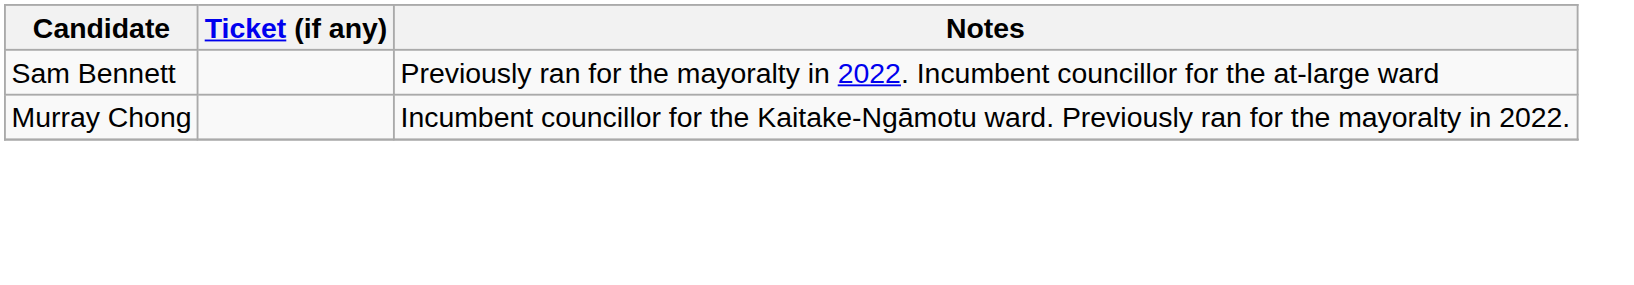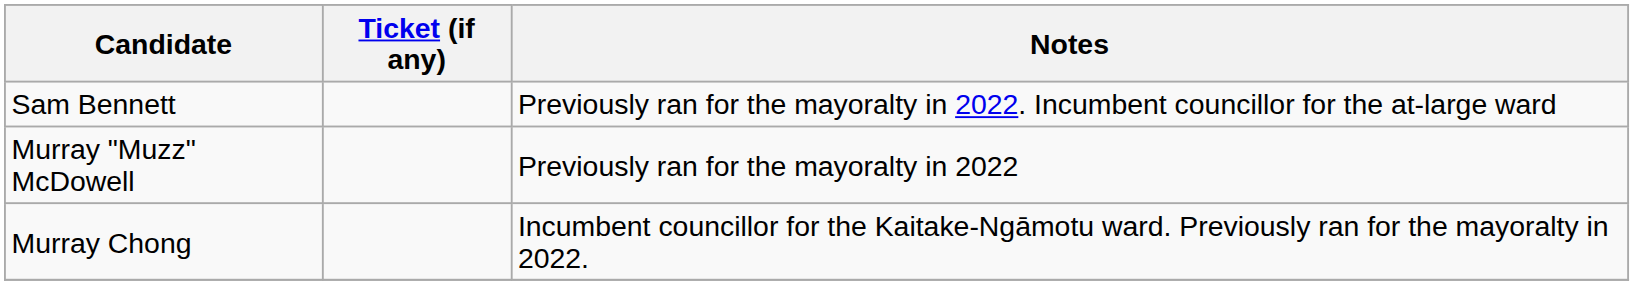+ row: (104, 165)
